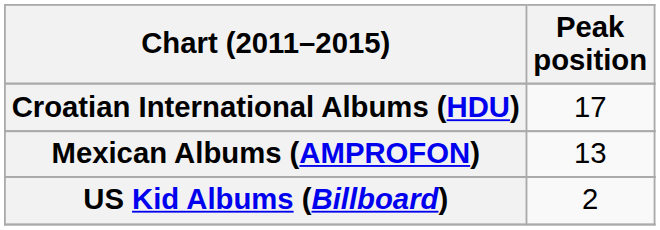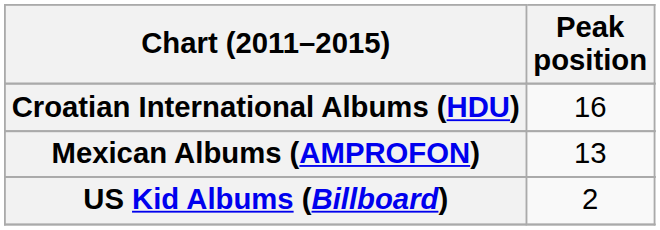(590, 107) 17 -> (590, 107) 16
